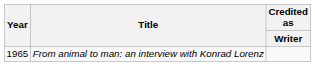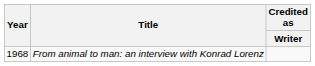(17, 54) 1965 -> (17, 54) 1968
